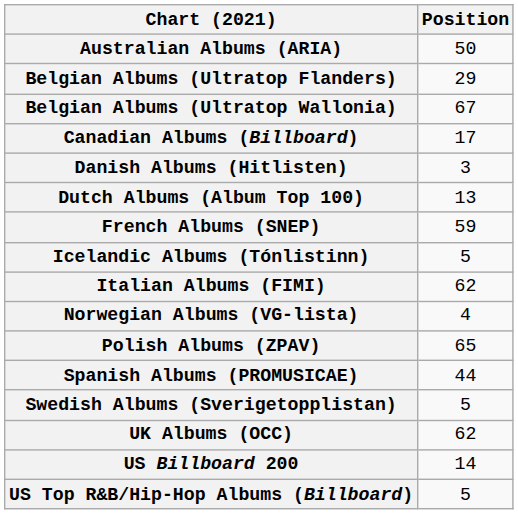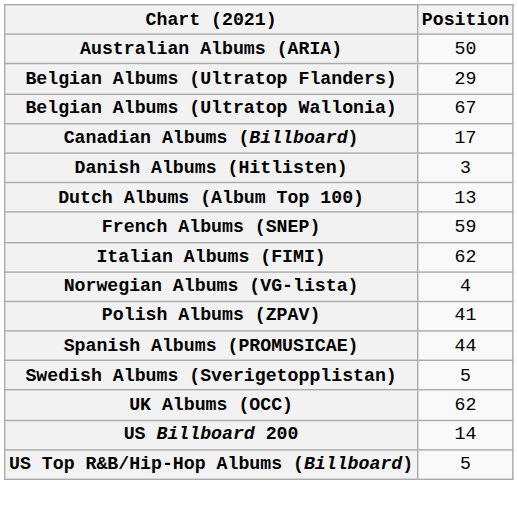- row: (211, 257)
(466, 346) 65 -> (466, 316) 41
